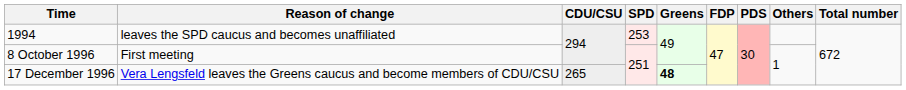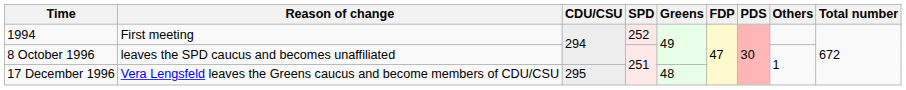(258, 34) leaves the SPD caucus and becomes unaffiliated -> (157, 34) First meeting
(639, 34) 253 -> (639, 34) 252
(157, 54) First meeting -> (258, 54) leaves the SPD caucus and becomes unaffiliated
(575, 74) 265 -> (575, 74) 295
(667, 74) bold -> (667, 74) normal
